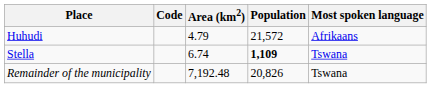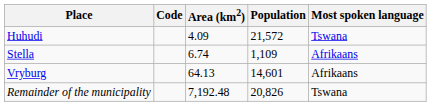(198, 35) 4.79 -> (198, 35) 4.09
(335, 35) Afrikaans -> (329, 35) Tswana
(264, 54) bold -> (264, 54) normal
(329, 54) Tswana -> (335, 54) Afrikaans
+ row: (27, 73)
